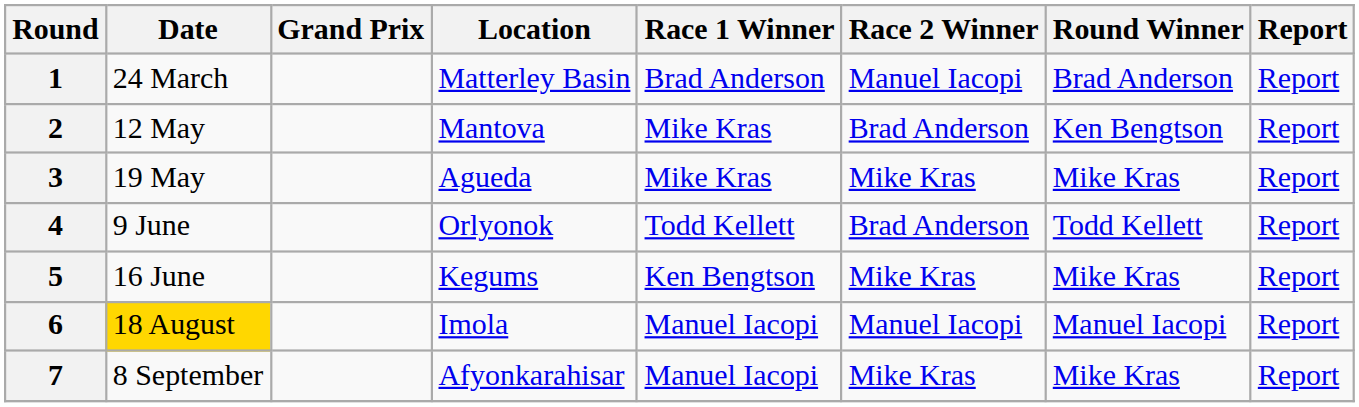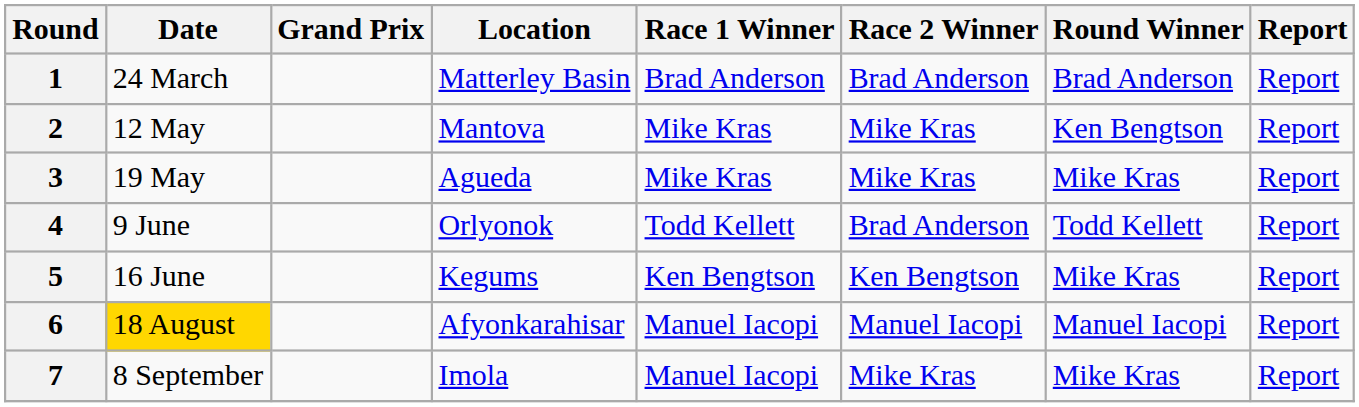(935, 78) Manuel Iacopi -> (939, 78) Brad Anderson
(939, 127) Brad Anderson -> (912, 127) Mike Kras
(912, 275) Mike Kras -> (934, 275) Ken Bengtson
(473, 324) Imola -> (532, 324) Afyonkarahisar
(532, 374) Afyonkarahisar -> (473, 374) Imola
